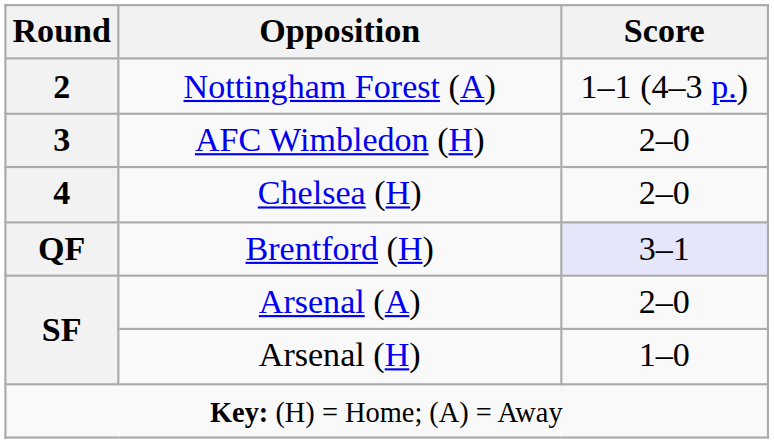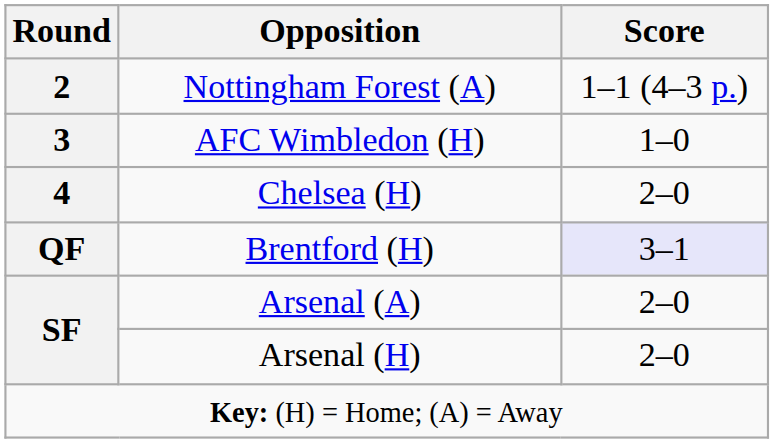(664, 139) 2–0 -> (664, 139) 1–0
(664, 355) 1–0 -> (664, 355) 2–0
